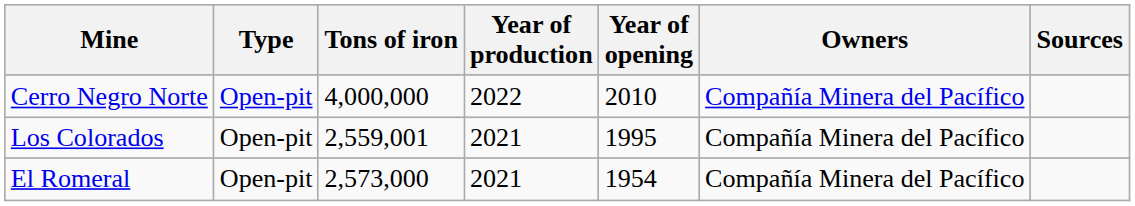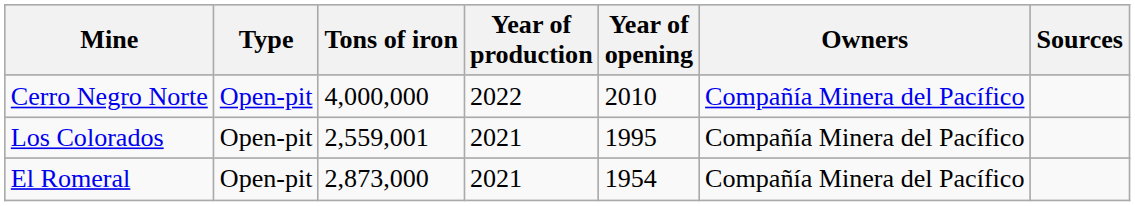(377, 178) 2,573,000 -> (377, 178) 2,873,000
